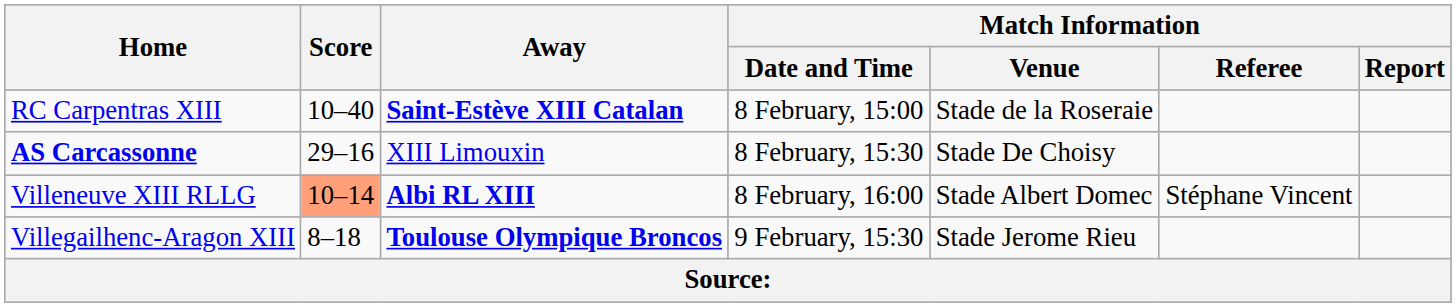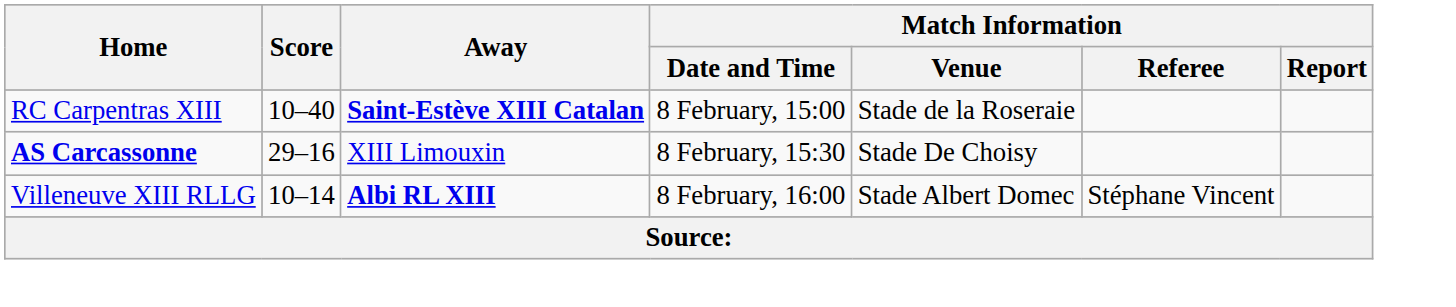(341, 195) lightsalmon background -> (301, 195) no background
- row: (153, 237)
